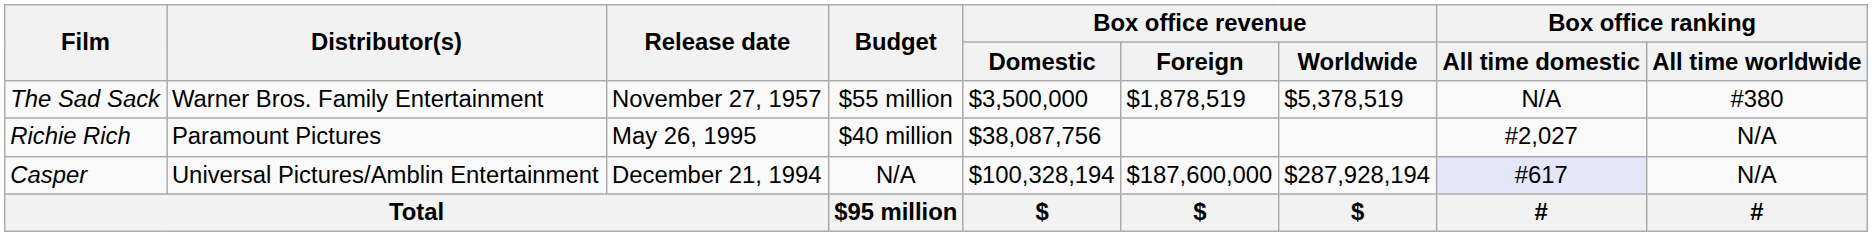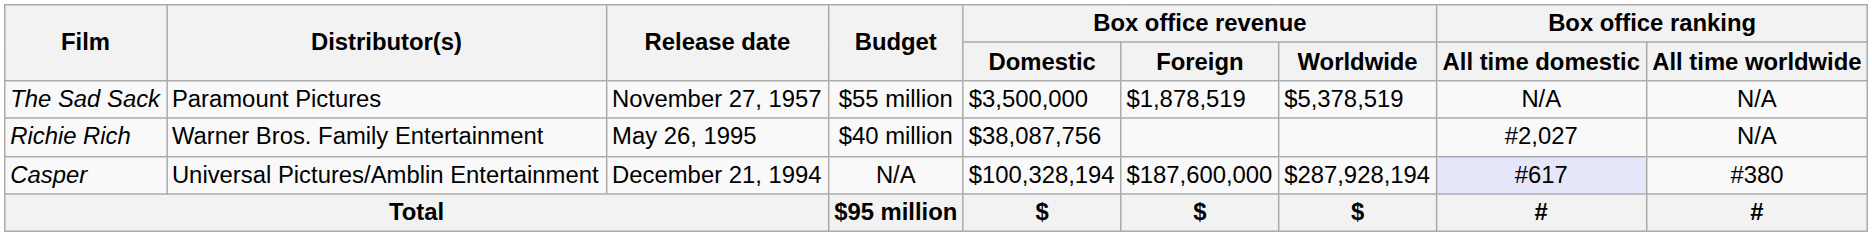(358, 99) Warner Bros. Family Entertainment -> (277, 99) Paramount Pictures
(1757, 99) #380 -> (1757, 99) N/A
(277, 136) Paramount Pictures -> (358, 136) Warner Bros. Family Entertainment
(1757, 174) N/A -> (1757, 174) #380
